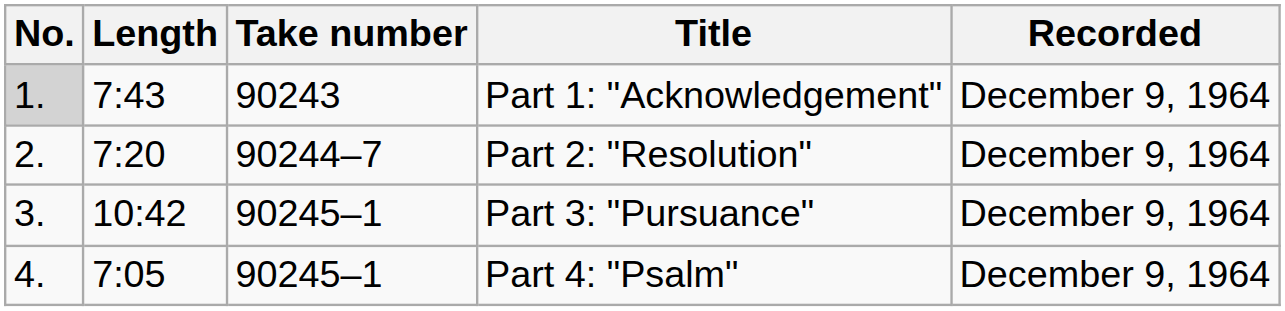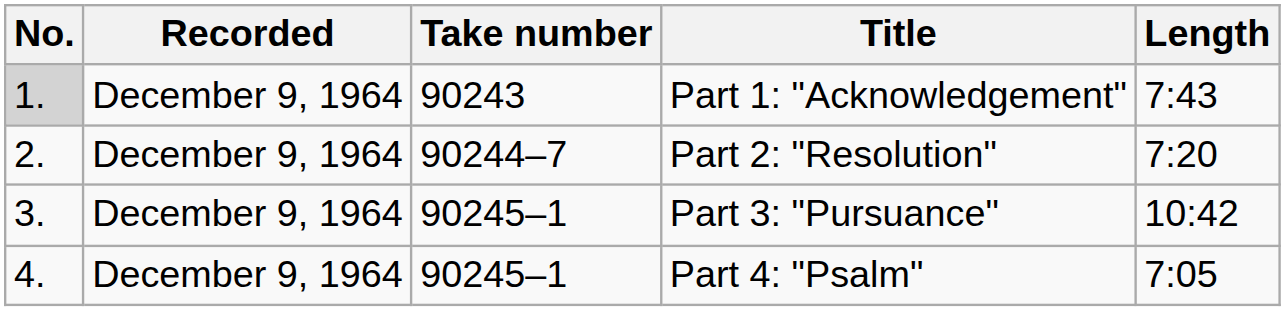columns swapped: (1115, 34) <-> (155, 34)
